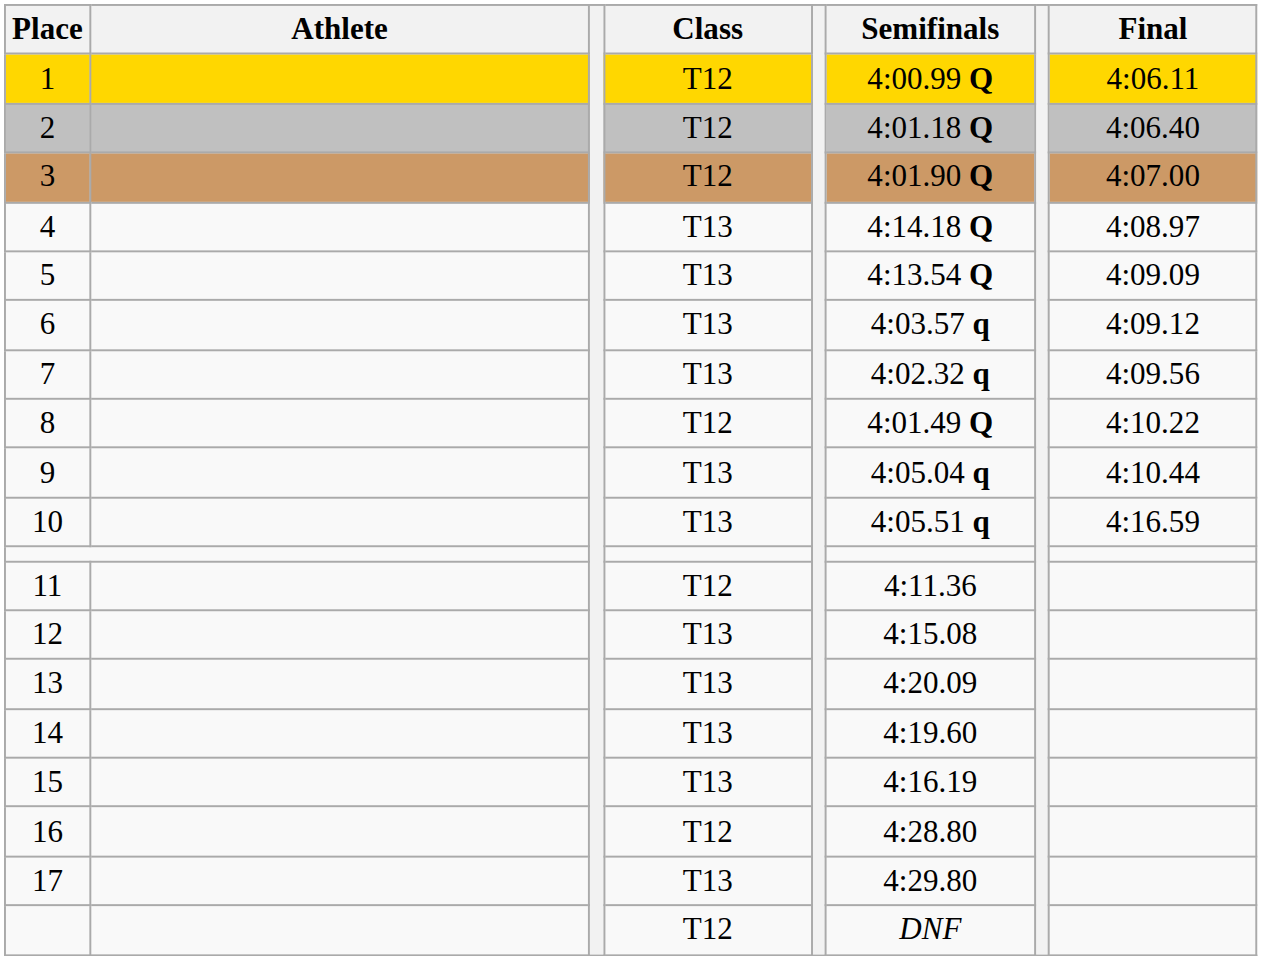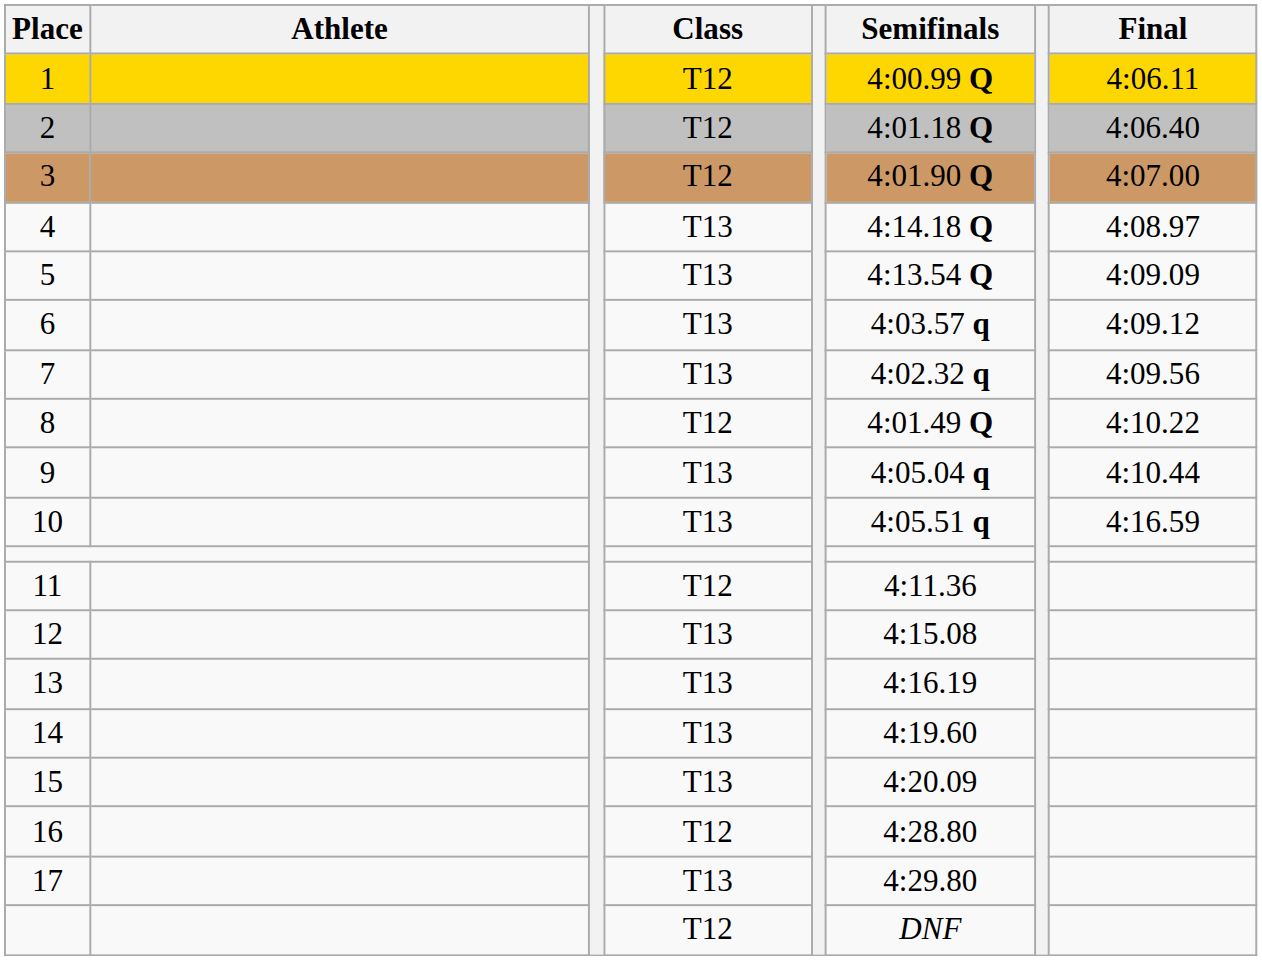(930, 683) 4:20.09 -> (930, 683) 4:16.19
(930, 781) 4:16.19 -> (930, 781) 4:20.09
